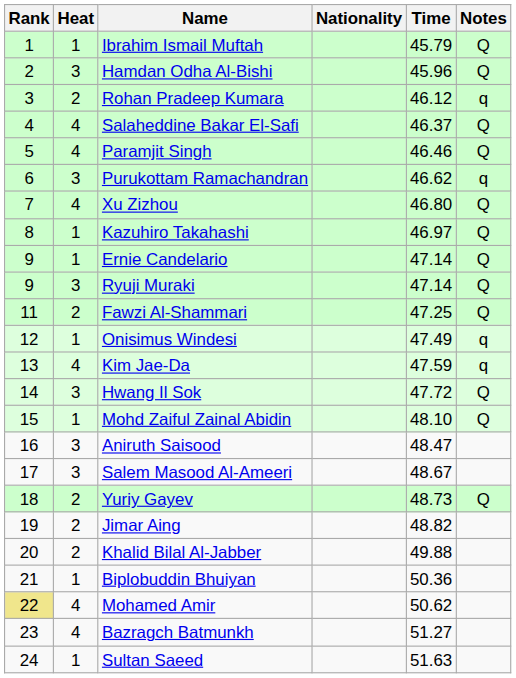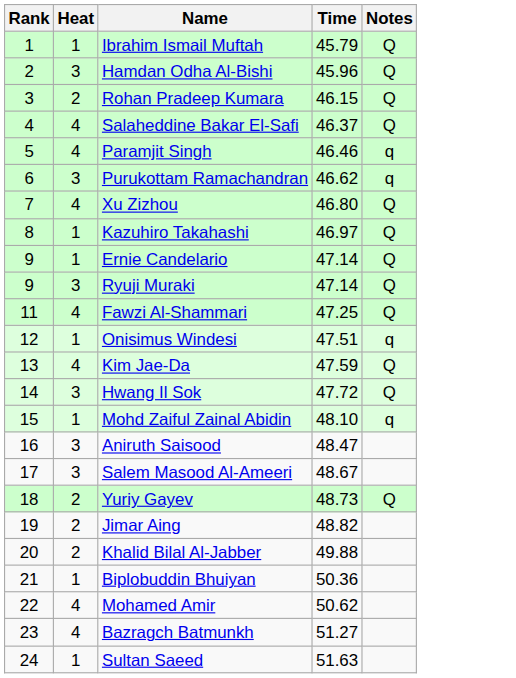- column: (359, 18)
(431, 98) 46.12 -> (337, 98) 46.15
(483, 98) q -> (389, 98) Q
(483, 152) Q -> (389, 152) q
(76, 312) 2 -> (76, 312) 4
(431, 339) 47.49 -> (337, 339) 47.51
(483, 365) q -> (389, 365) Q
(483, 419) Q -> (389, 419) q
(29, 606) khaki background -> (29, 606) no background
